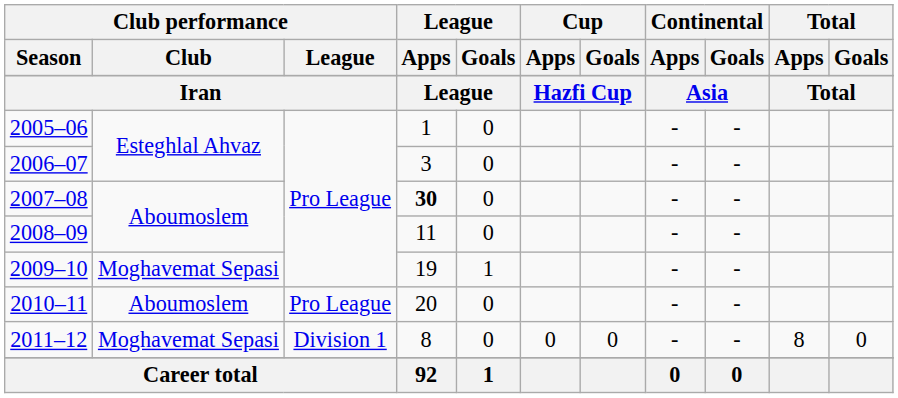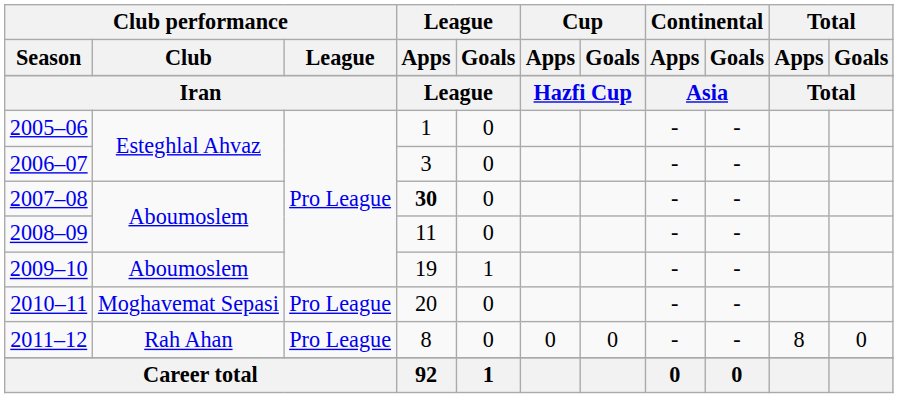(188, 269) Moghavemat Sepasi -> (188, 269) Aboumoslem
(188, 304) Aboumoslem -> (188, 304) Moghavemat Sepasi
(188, 339) Moghavemat Sepasi -> (188, 339) Rah Ahan
(340, 339) Division 1 -> (340, 339) Pro League
